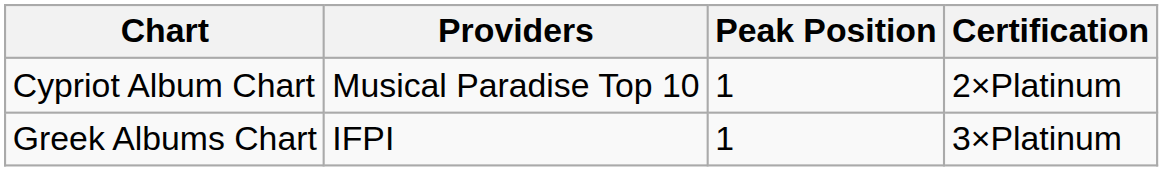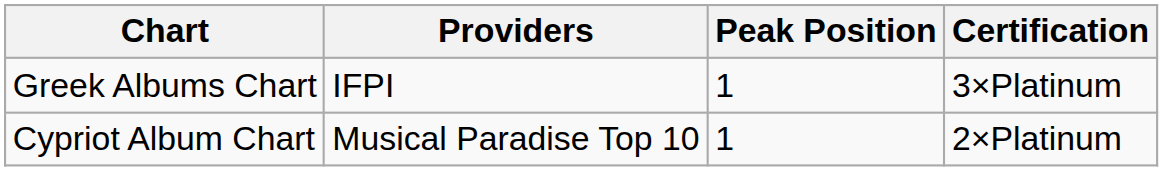rows swapped: (165, 138) <-> (164, 84)
